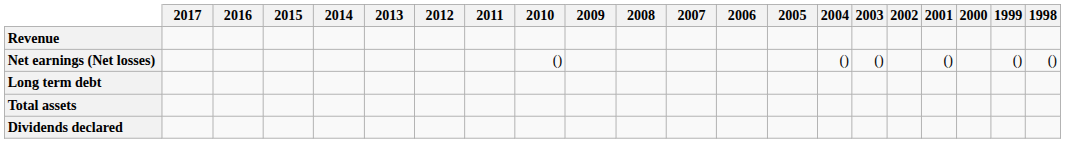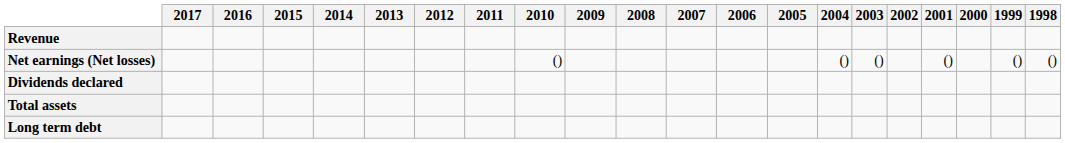rows swapped: (65, 127) <-> (55, 82)
